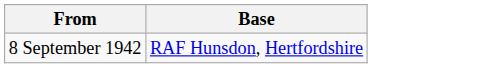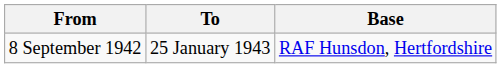+ column: (210, 18)
